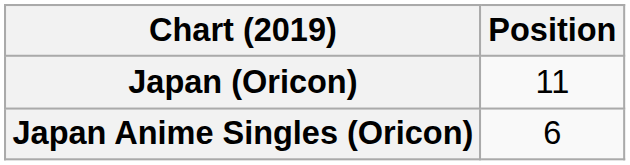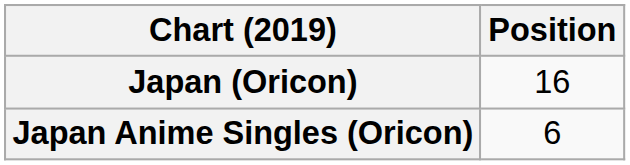(552, 81) 11 -> (552, 81) 16
